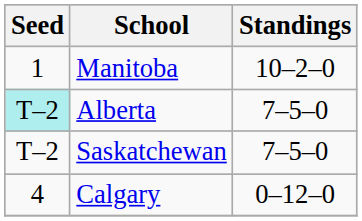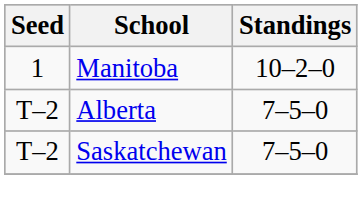(38, 109) paleturquoise background -> (38, 109) no background
- row: (118, 194)
